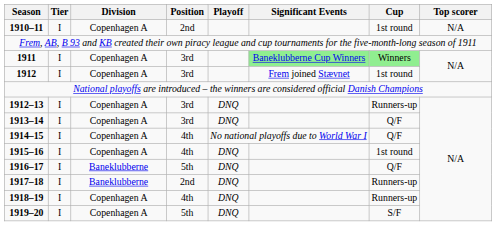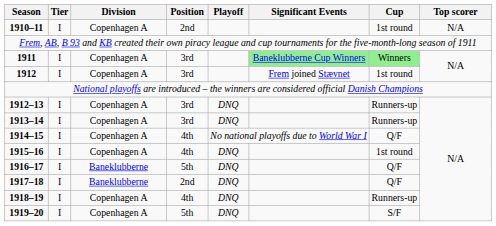(394, 120) Q/F -> (394, 120) Runners-up
(394, 182) Runners-up -> (394, 182) Q/F
